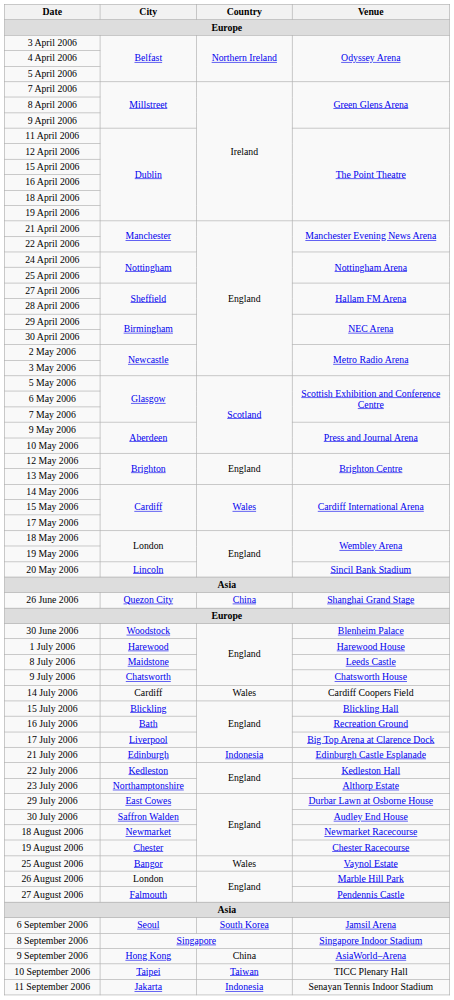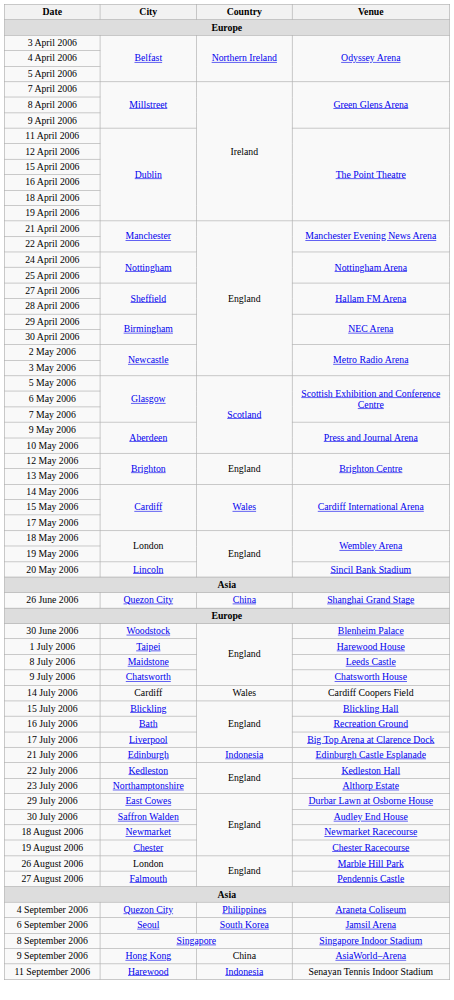(148, 646) Harewood -> (148, 646) Taipei
- row: (52, 863)
+ row: (52, 910)
- row: (52, 971)
(148, 987) Jakarta -> (148, 971) Harewood
